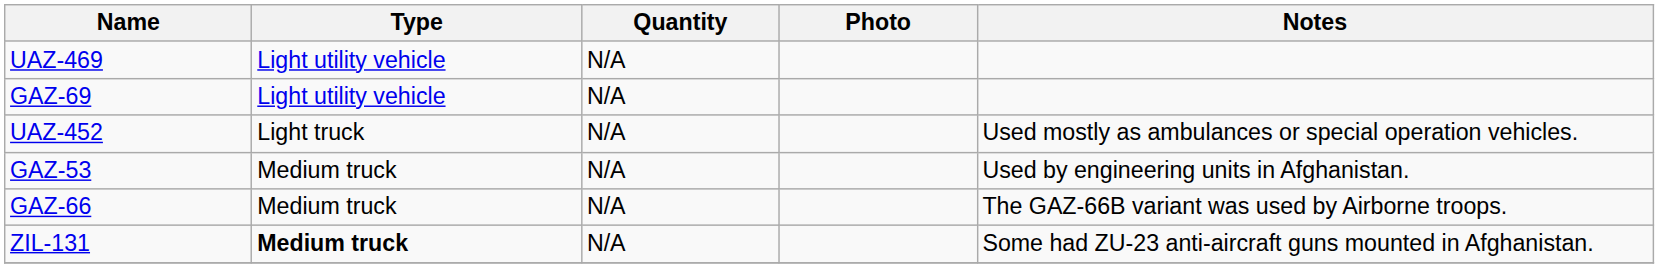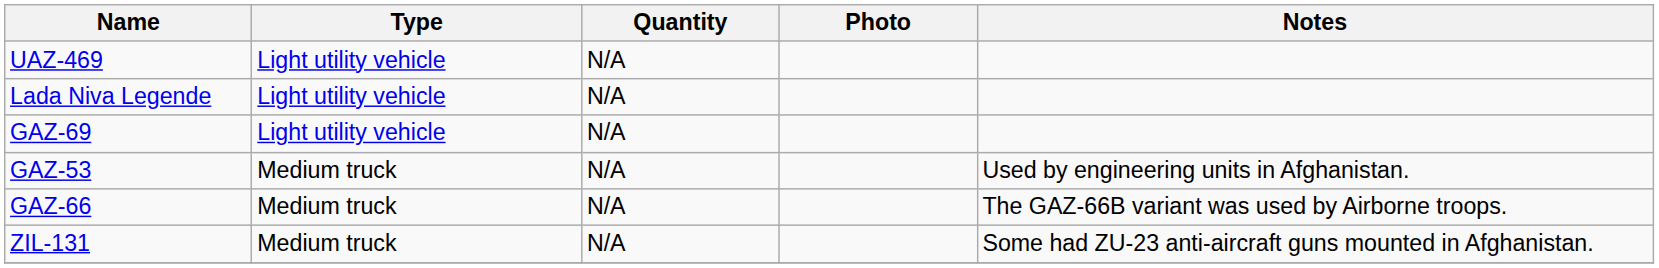+ row: (111, 96)
- row: (56, 133)
(333, 243) bold -> (327, 243) normal
